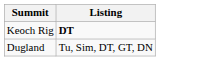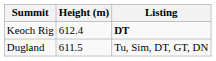+ column: (84, 13)
